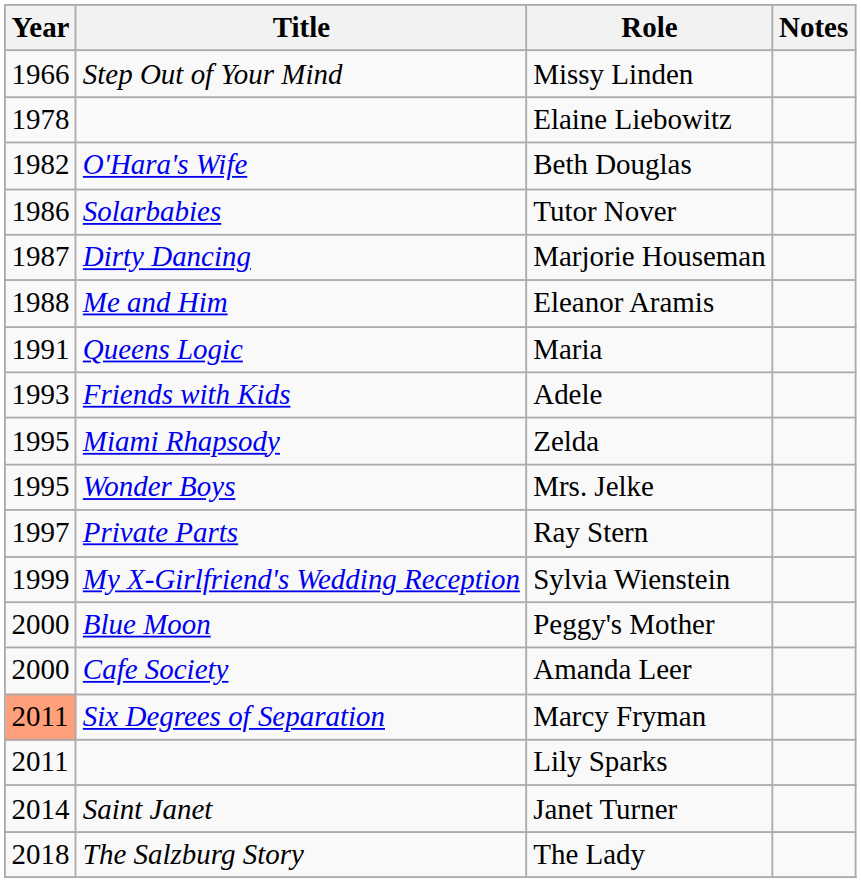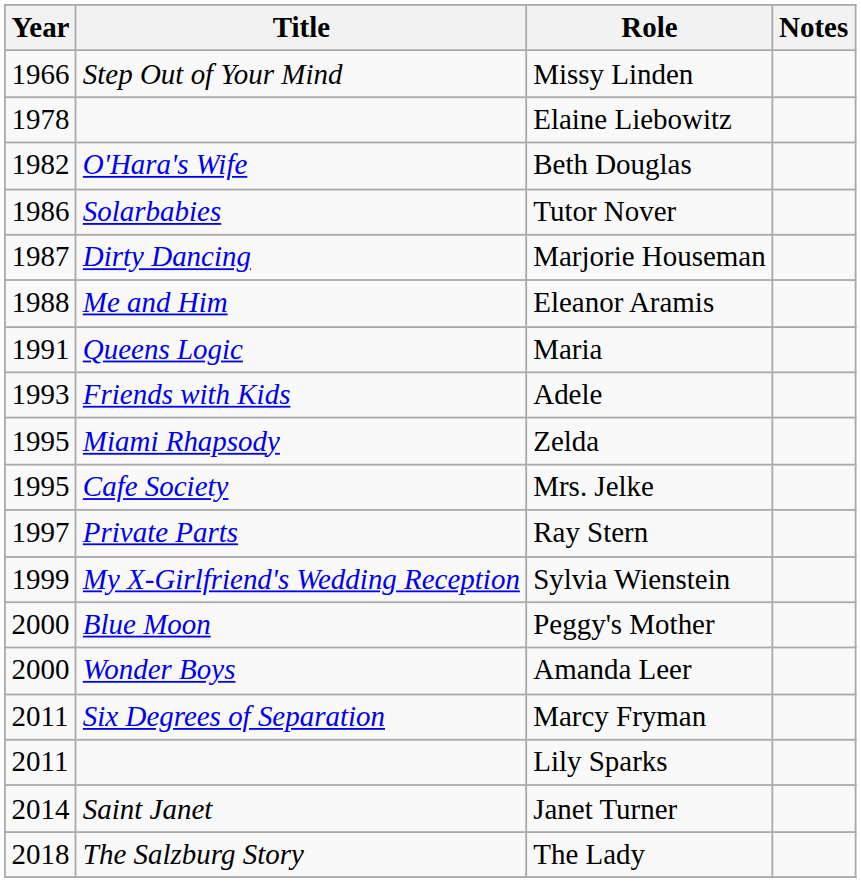(159, 486) Wonder Boys -> (156, 486) Cafe Society
(156, 670) Cafe Society -> (159, 670) Wonder Boys
(40, 716) lightsalmon background -> (40, 716) no background
